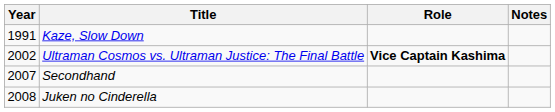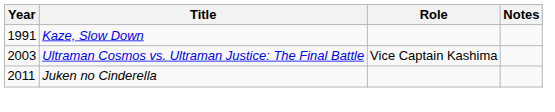(22, 55) 2002 -> (22, 55) 2003
(438, 55) bold -> (434, 55) normal
- row: (79, 76)
(22, 96) 2008 -> (21, 76) 2011
